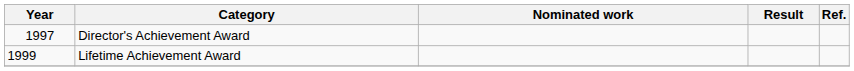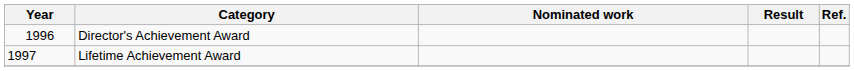(40, 35) 1997 -> (40, 35) 1996
(22, 55) 1999 -> (22, 55) 1997
